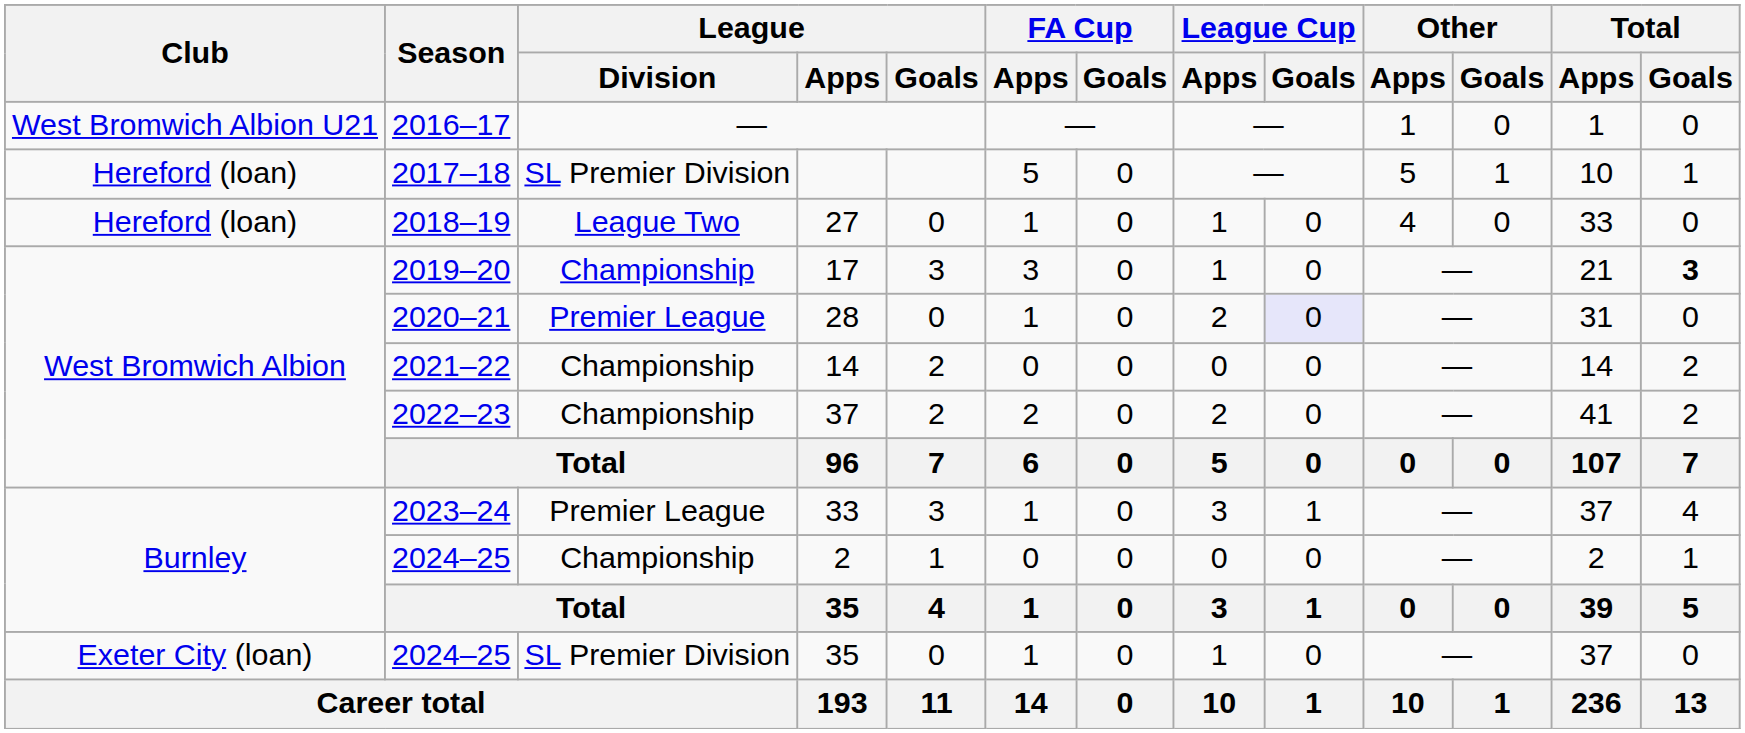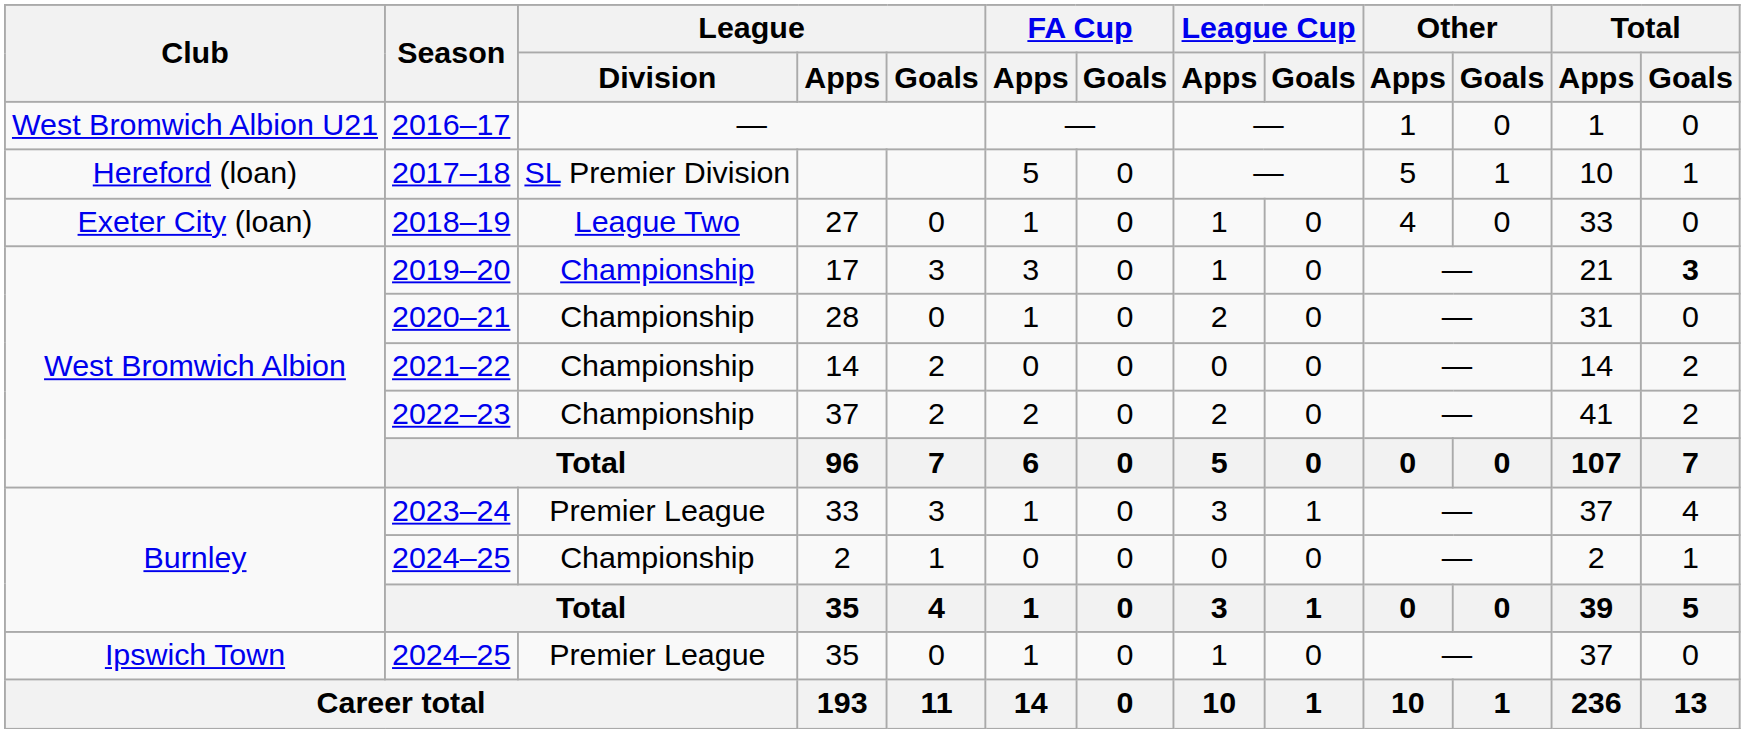(195, 221) Hereford (loan) -> (195, 221) Exeter City (loan)
(657, 317) Premier League -> (657, 317) Championship
(1314, 317) lavender background -> (1314, 317) no background
(195, 655) Exeter City (loan) -> (195, 655) Ipswich Town
(657, 655) SL Premier Division -> (657, 655) Premier League
